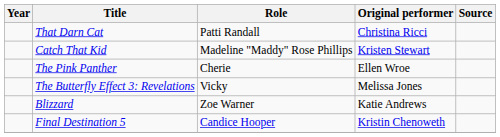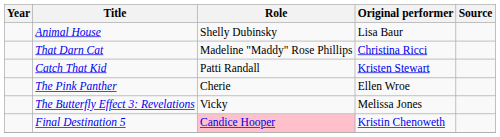+ row: (68, 31)
(230, 31) Patti Randall -> (276, 50) Madeline "Maddy" Rose Phillips
(276, 50) Madeline "Maddy" Rose Phillips -> (230, 68) Patti Randall
- row: (54, 104)
(238, 123) no background -> (238, 123) pink background
